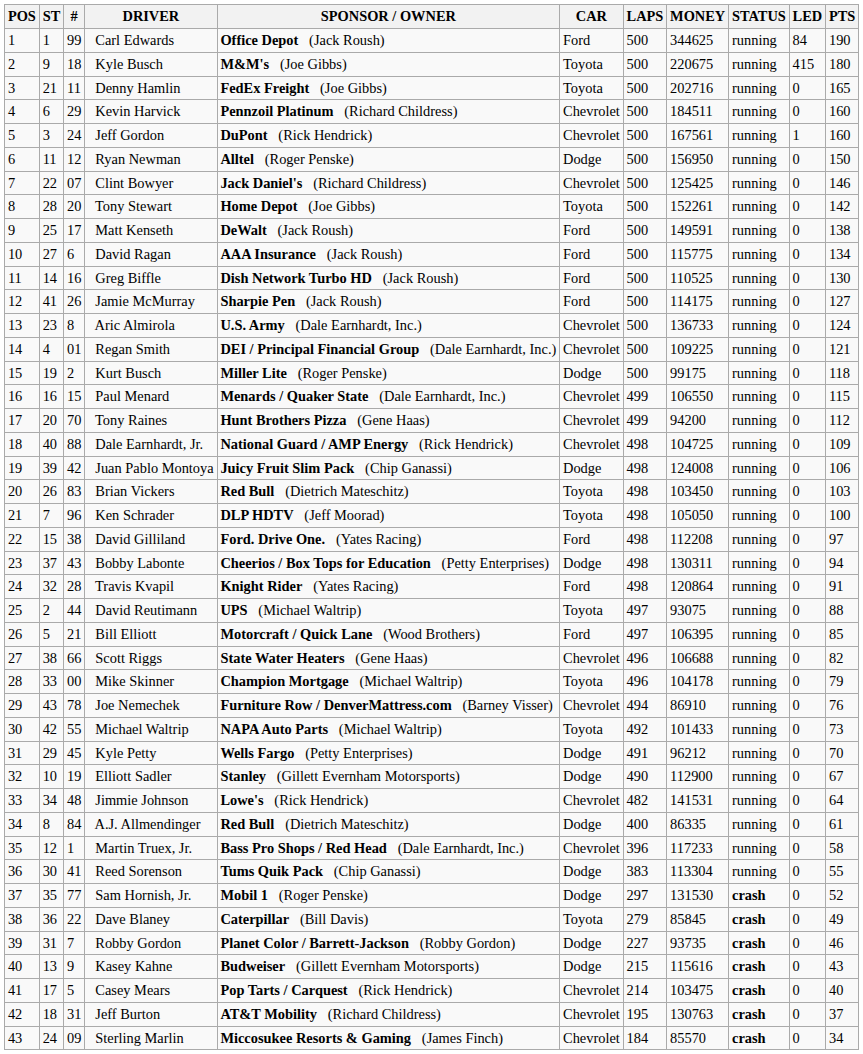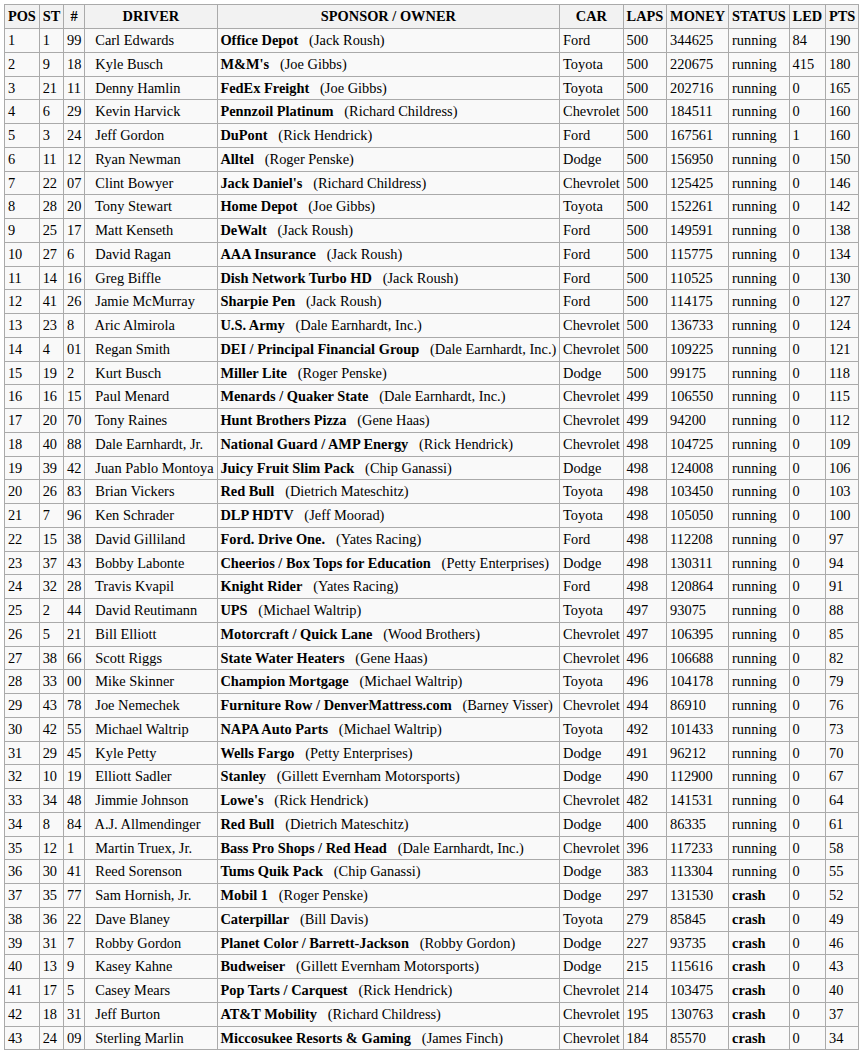(591, 135) Chevrolet -> (577, 135) Ford
(577, 634) Ford -> (591, 634) Chevrolet
